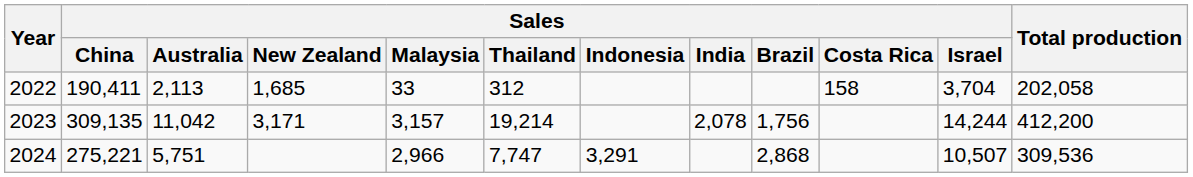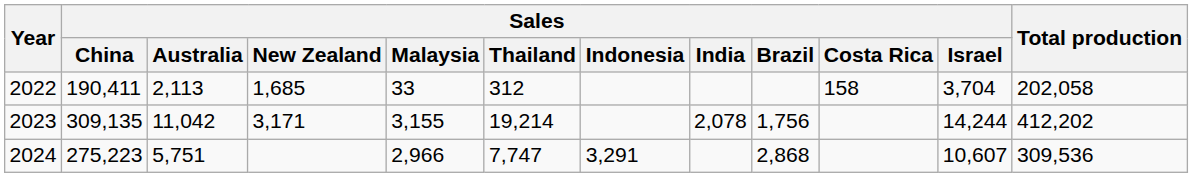(418, 121) 3,157 -> (418, 121) 3,155
(1055, 121) 412,200 -> (1055, 121) 412,202
(104, 155) 275,221 -> (104, 155) 275,223
(975, 155) 10,507 -> (975, 155) 10,607
